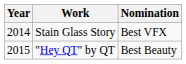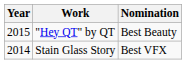rows swapped: (75, 31) <-> (75, 50)
